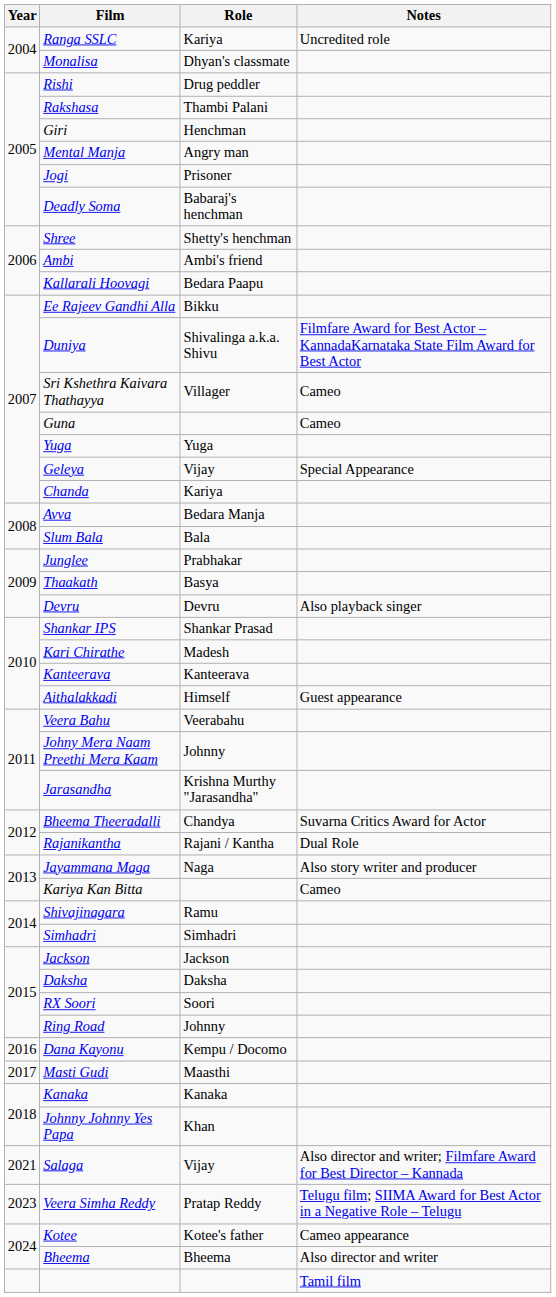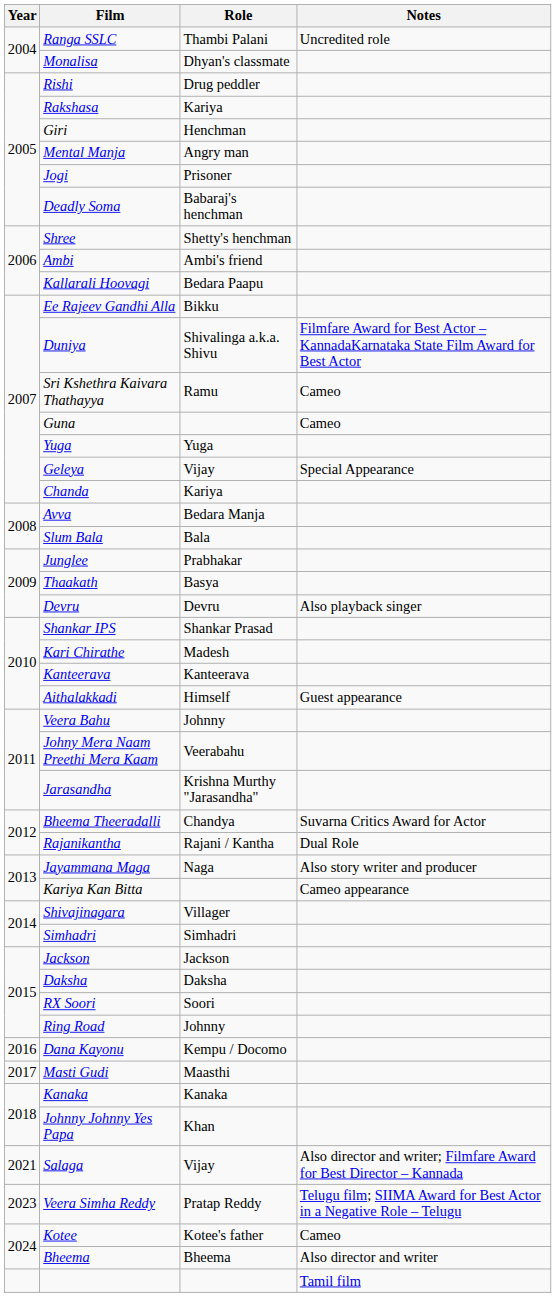(203, 38) Kariya -> (226, 38) Thambi Palani
(226, 107) Thambi Palani -> (203, 107) Kariya
(207, 392) Villager -> (201, 392) Ramu
(214, 720) Veerabahu -> (204, 720) Johnny
(204, 751) Johnny -> (214, 751) Veerabahu
(320, 889) Cameo -> (354, 889) Cameo appearance
(201, 912) Ramu -> (207, 912) Villager
(354, 1235) Cameo appearance -> (320, 1235) Cameo
